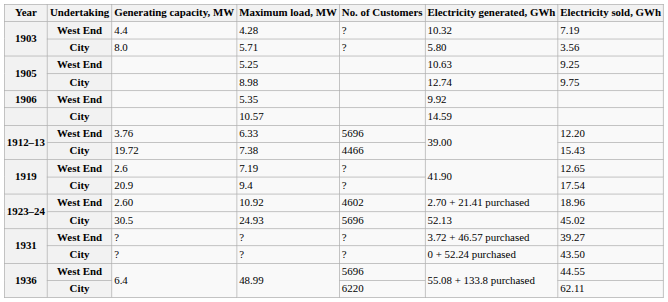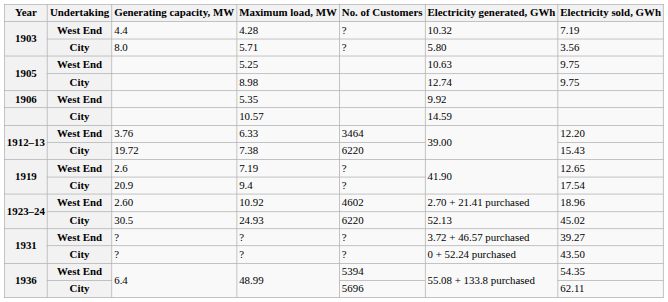(570, 64) 9.25 -> (570, 64) 9.75
(353, 133) 5696 -> (353, 133) 3464
(353, 151) 4466 -> (353, 151) 6220
(353, 220) 5696 -> (353, 220) 6220
(353, 271) 5696 -> (353, 271) 5394
(573, 271) 44.55 -> (573, 271) 54.35
(353, 289) 6220 -> (353, 289) 5696
